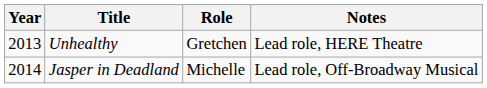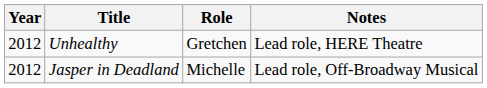(25, 43) 2013 -> (25, 43) 2012
(25, 69) 2014 -> (25, 69) 2012
